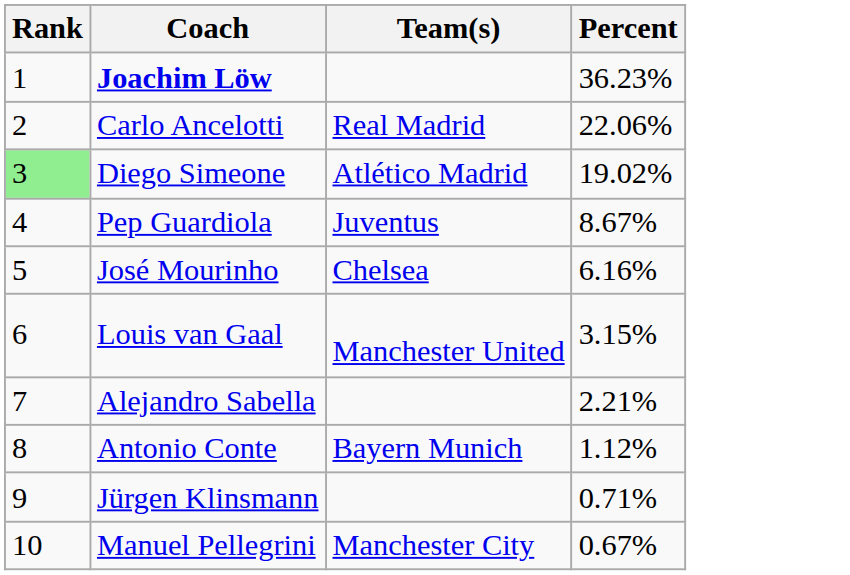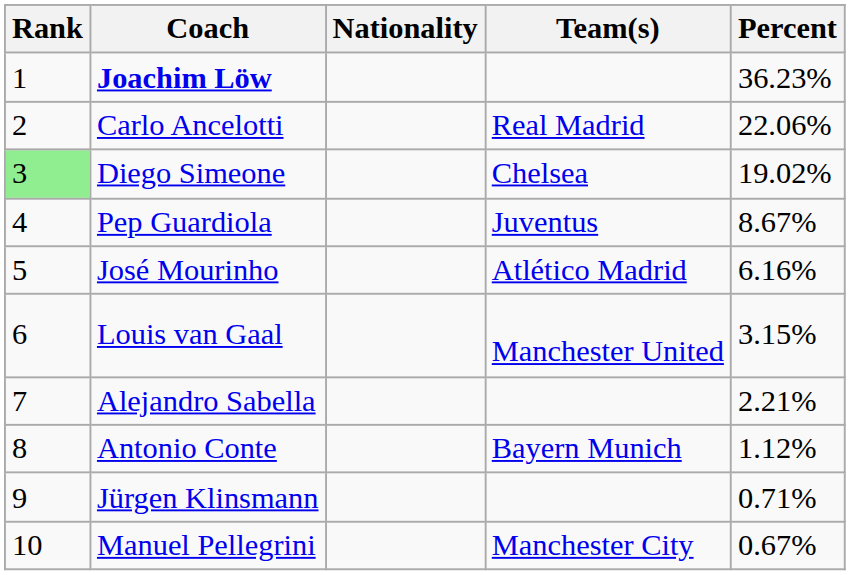+ column: (405, 28)
(430, 173) Atlético Madrid -> (540, 173) Chelsea
(381, 269) Chelsea -> (589, 269) Atlético Madrid
